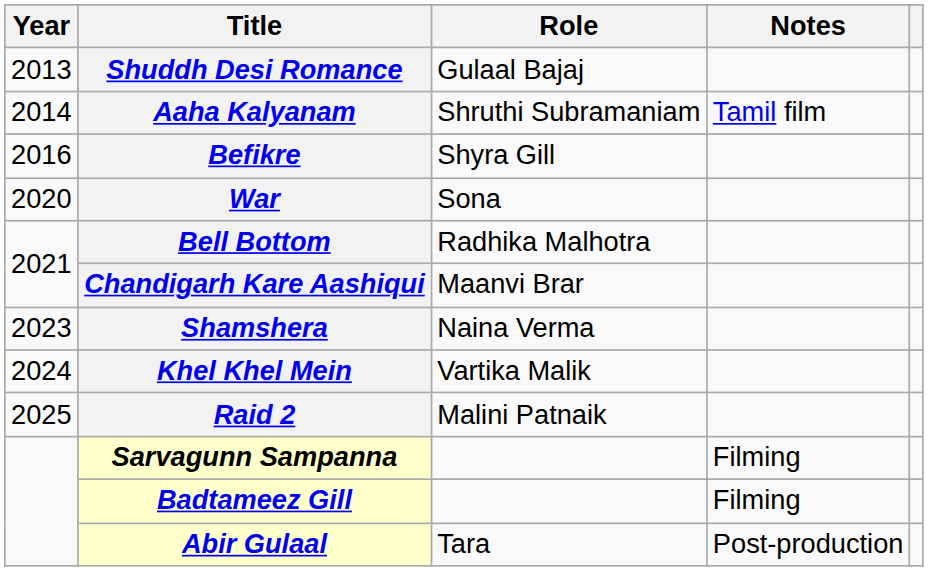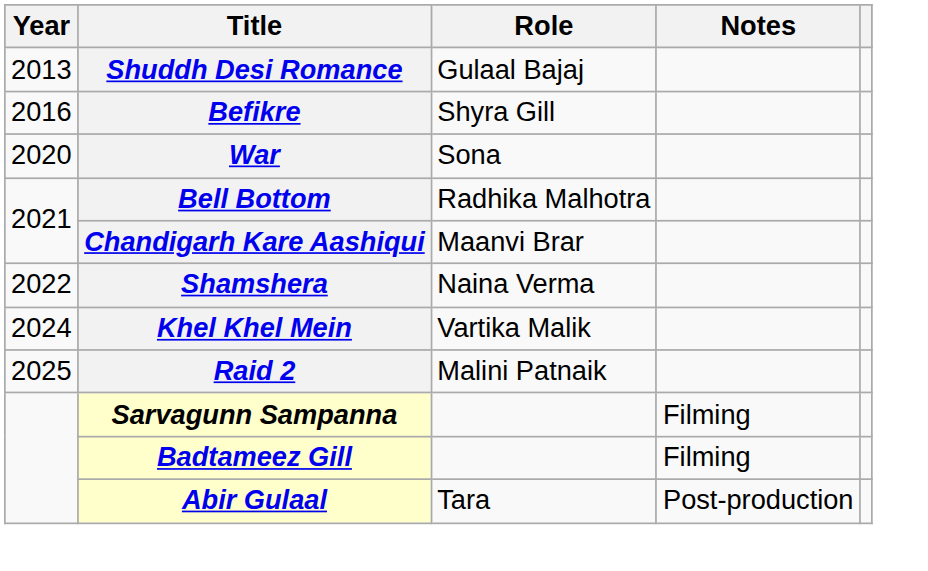- row: (254, 112)
(41, 328) 2023 -> (41, 284) 2022
